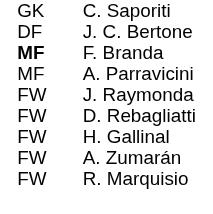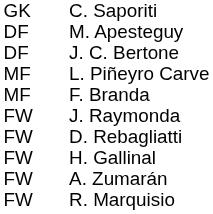+ row: (126, 31)
+ row: (139, 73)
(31, 52) bold -> (17, 94) normal
- row: (138, 73)
